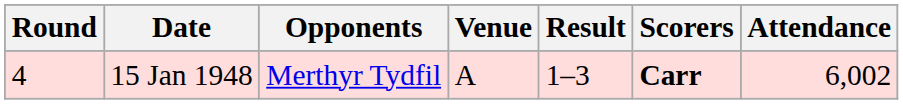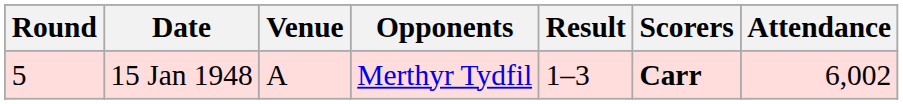columns swapped: (354, 27) <-> (493, 27)
(19, 74) 4 -> (19, 74) 5
